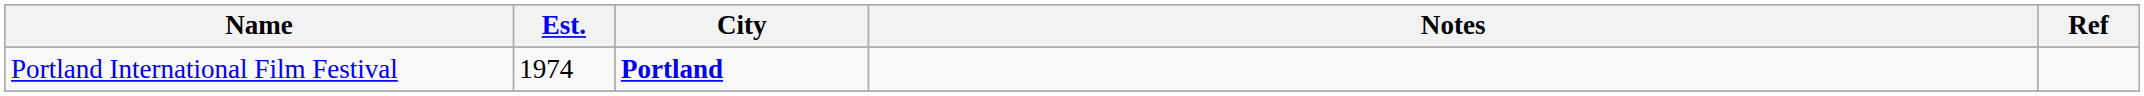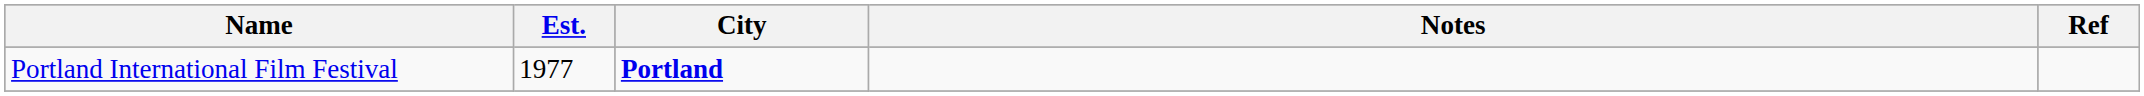(546, 68) 1974 -> (546, 68) 1977
